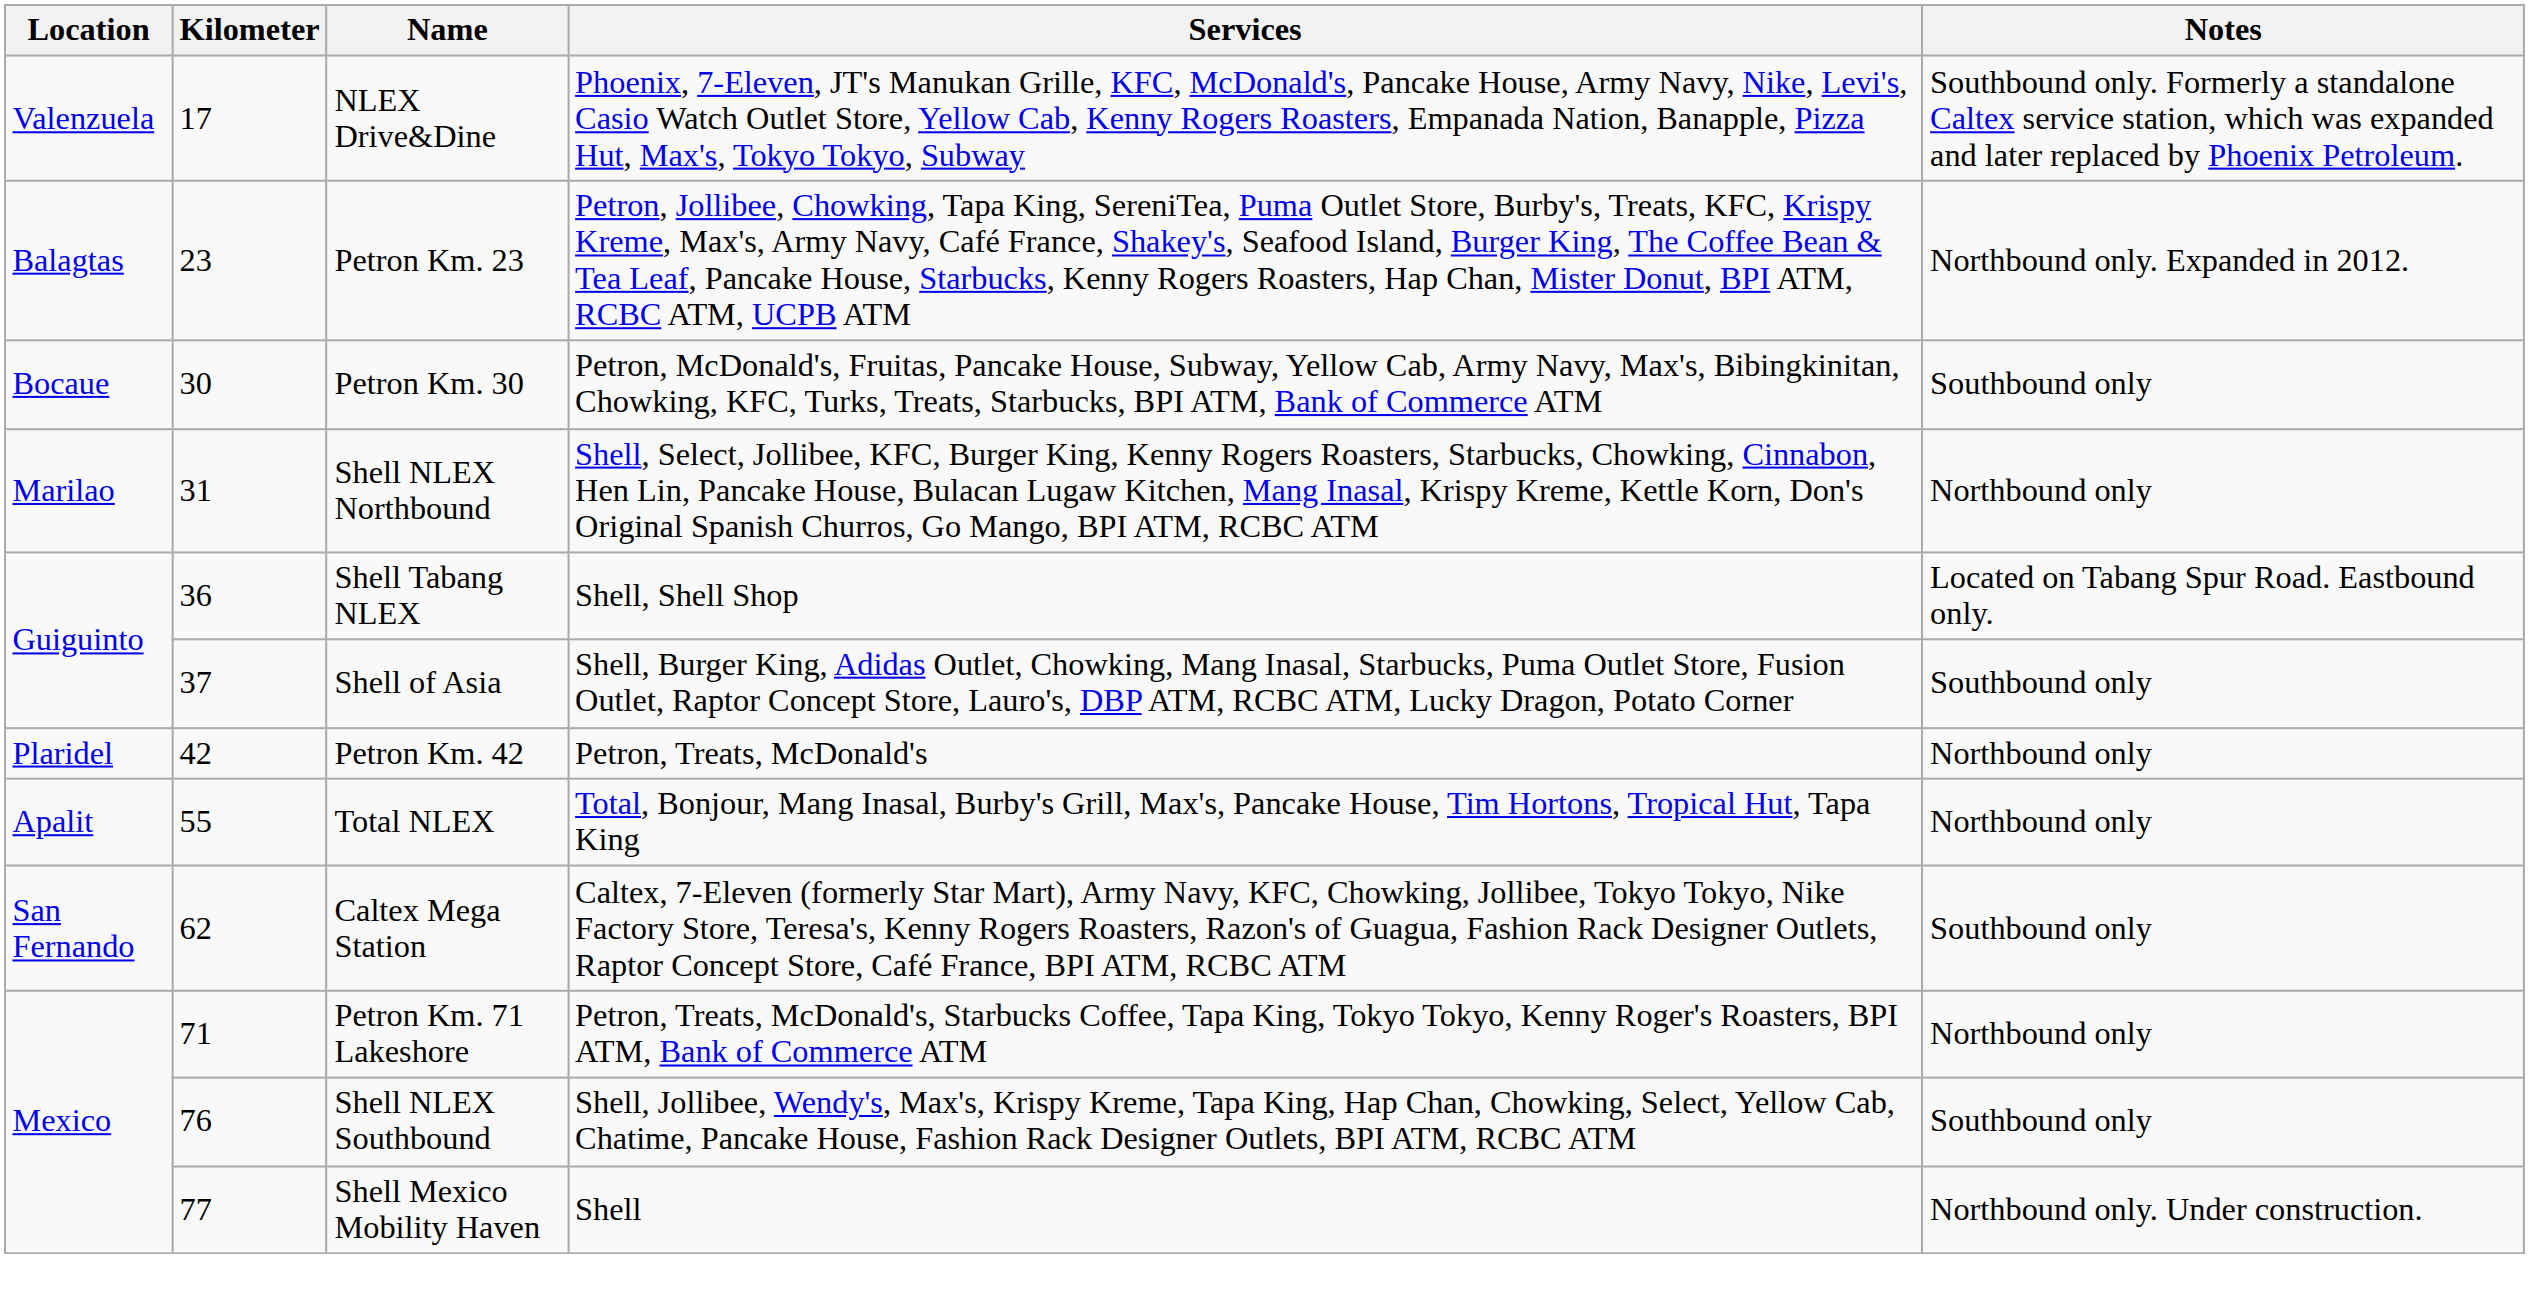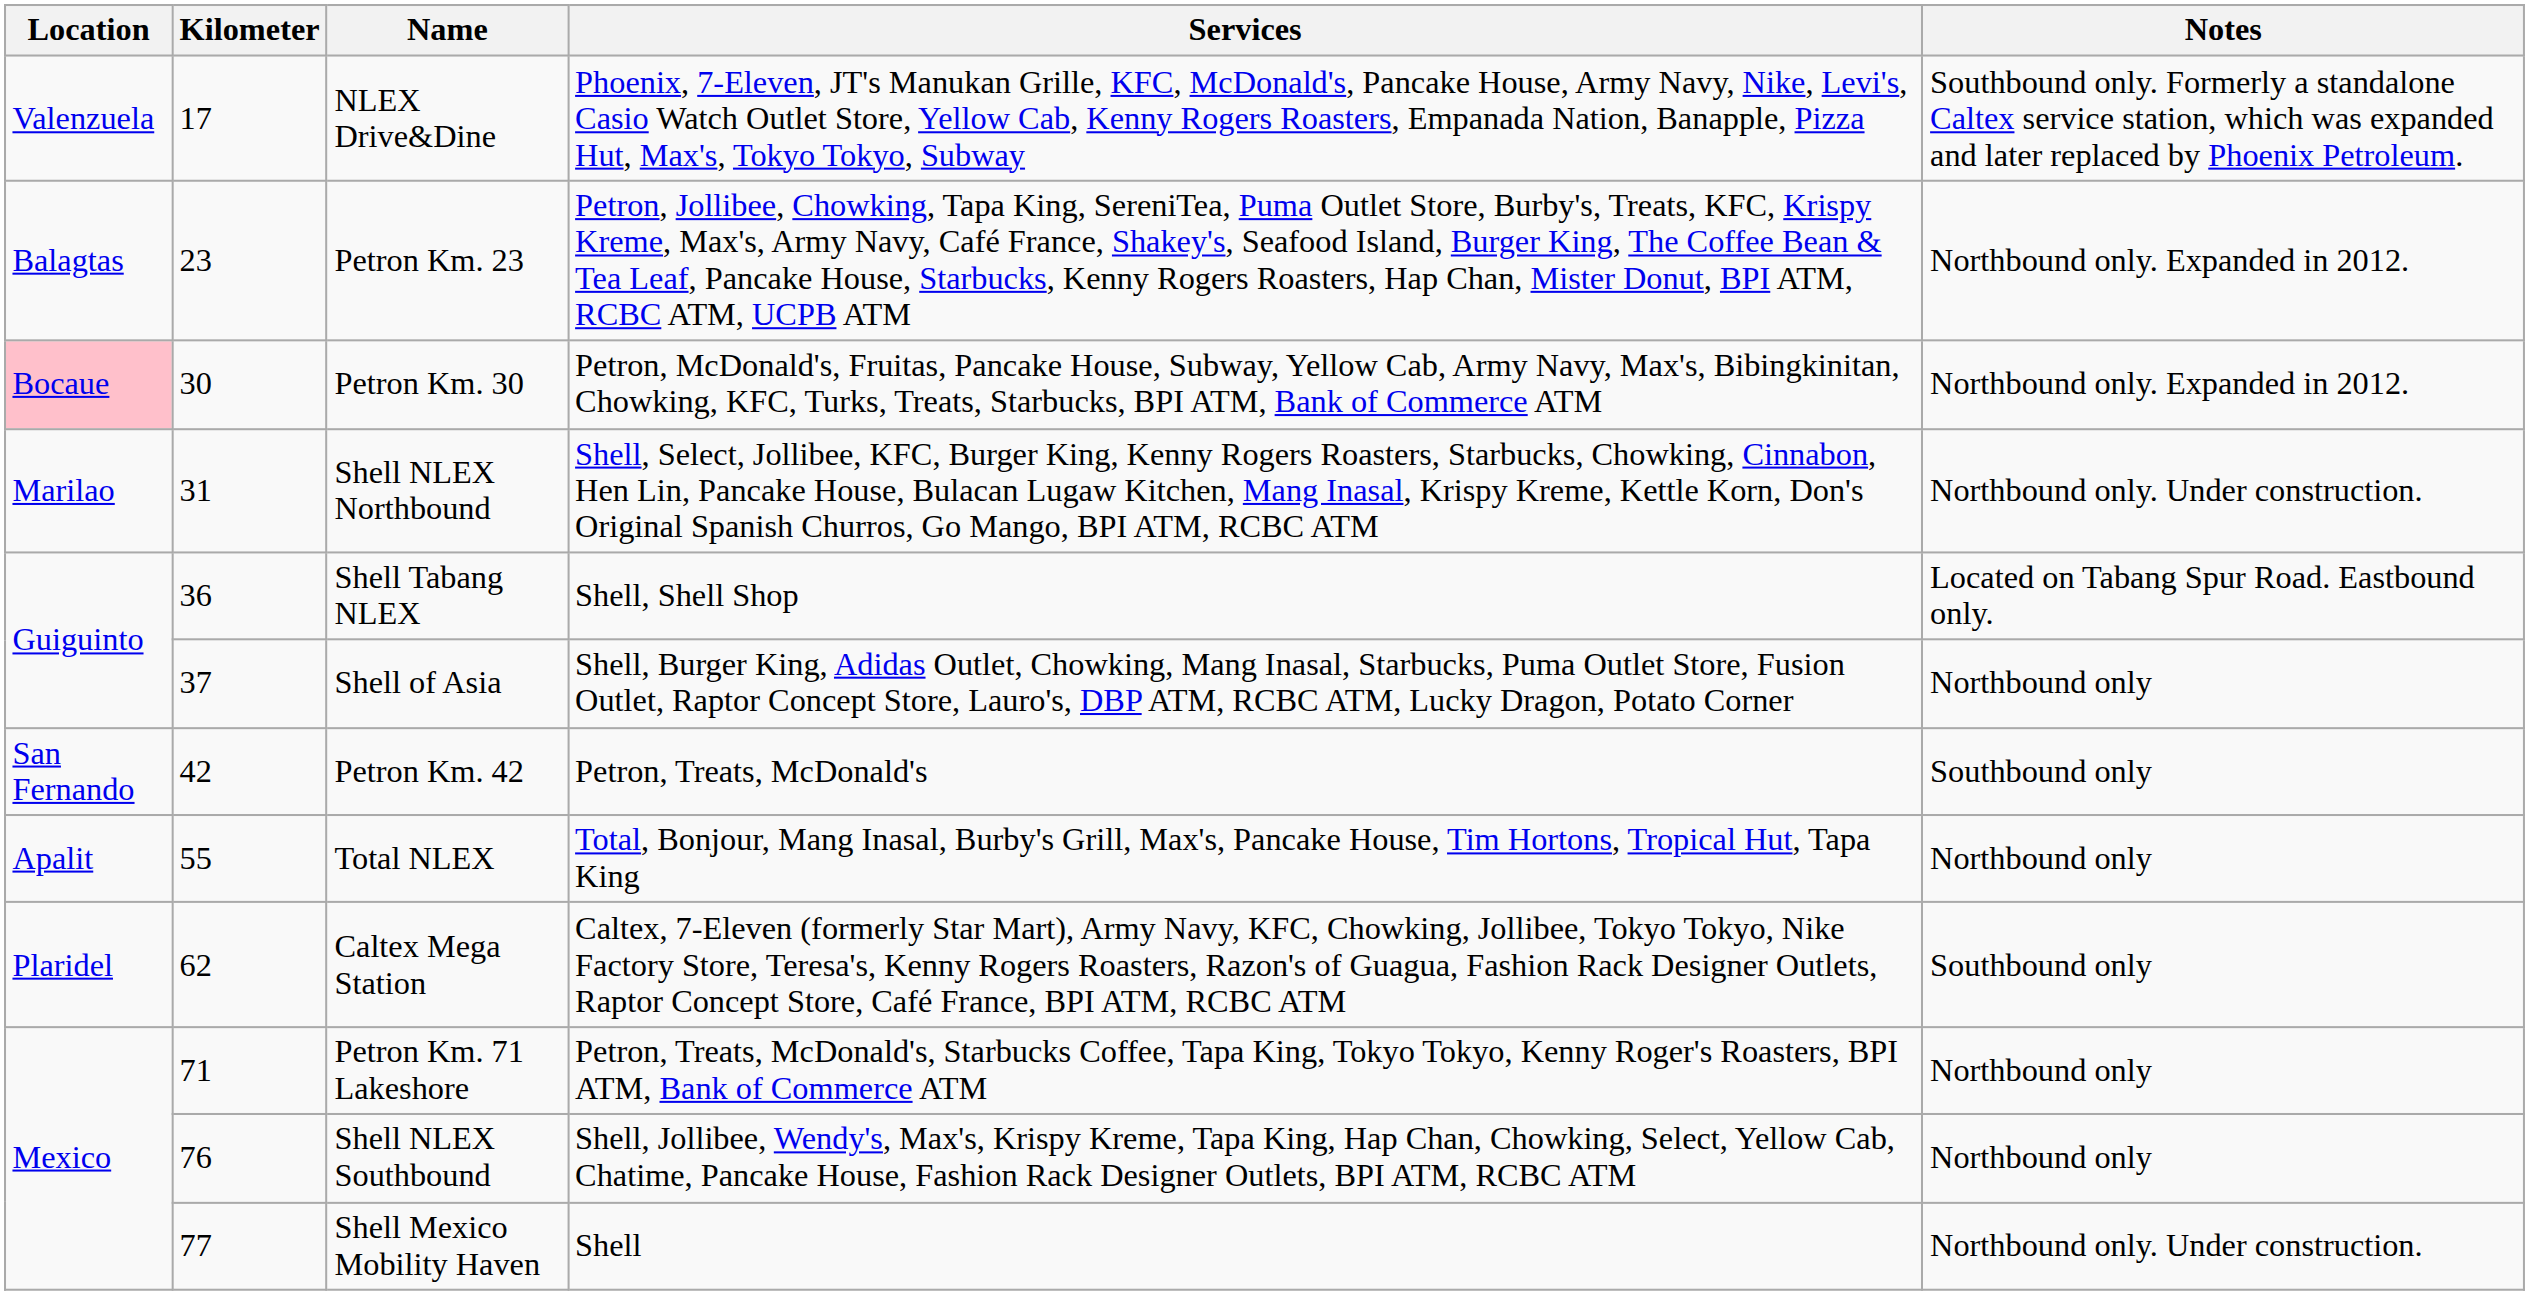(61, 383) no background -> (61, 383) pink background
(2041, 383) Southbound only -> (2170, 383) Northbound only. Expanded in 2012.
(2041, 489) Northbound only -> (2176, 489) Northbound only. Under construction.
(2041, 683) Southbound only -> (2041, 683) Northbound only
(63, 752) Plaridel -> (74, 770) San Fernando
(2041, 752) Northbound only -> (2041, 770) Southbound only
(74, 927) San Fernando -> (63, 964) Plaridel
(2041, 1121) Southbound only -> (2041, 1157) Northbound only
